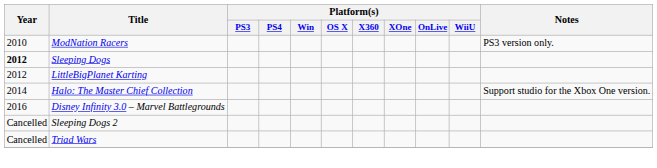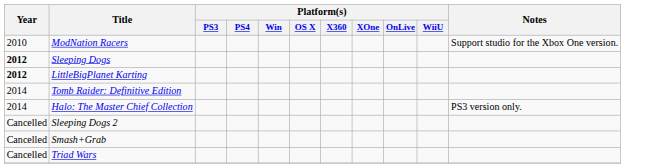(519, 43) PS3 version only. -> (535, 43) Support studio for the Xbox One version.
(17, 75) normal -> (17, 75) bold
+ row: (116, 91)
(567, 91) Support studio for the Xbox One version. -> (486, 107) PS3 version only.
- row: (138, 107)
+ row: (79, 139)
